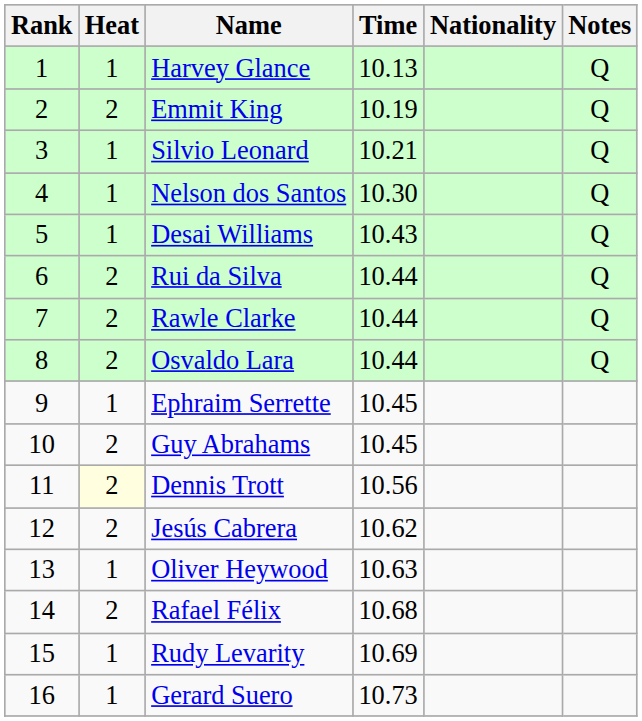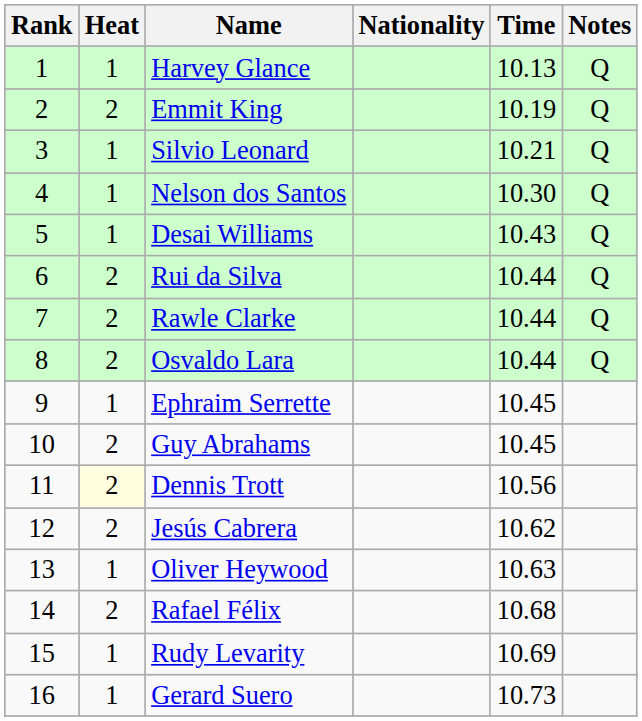columns swapped: (493, 25) <-> (388, 25)
